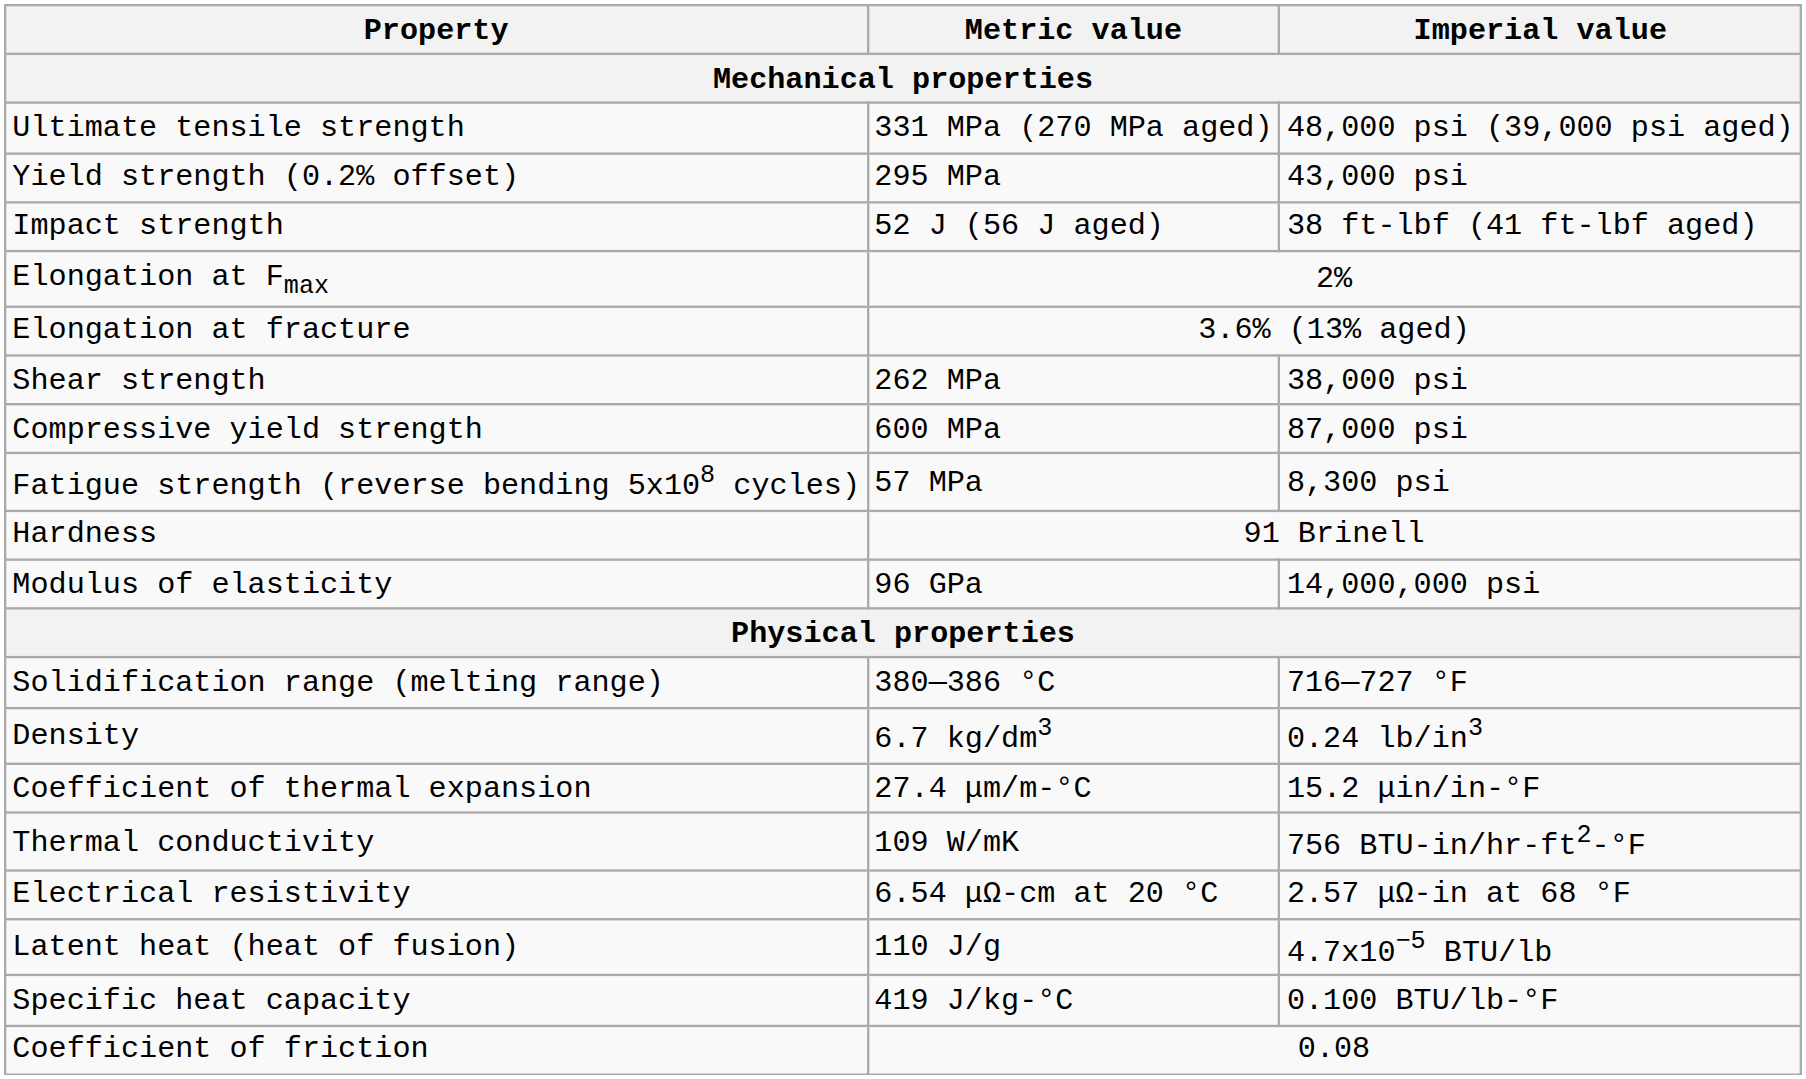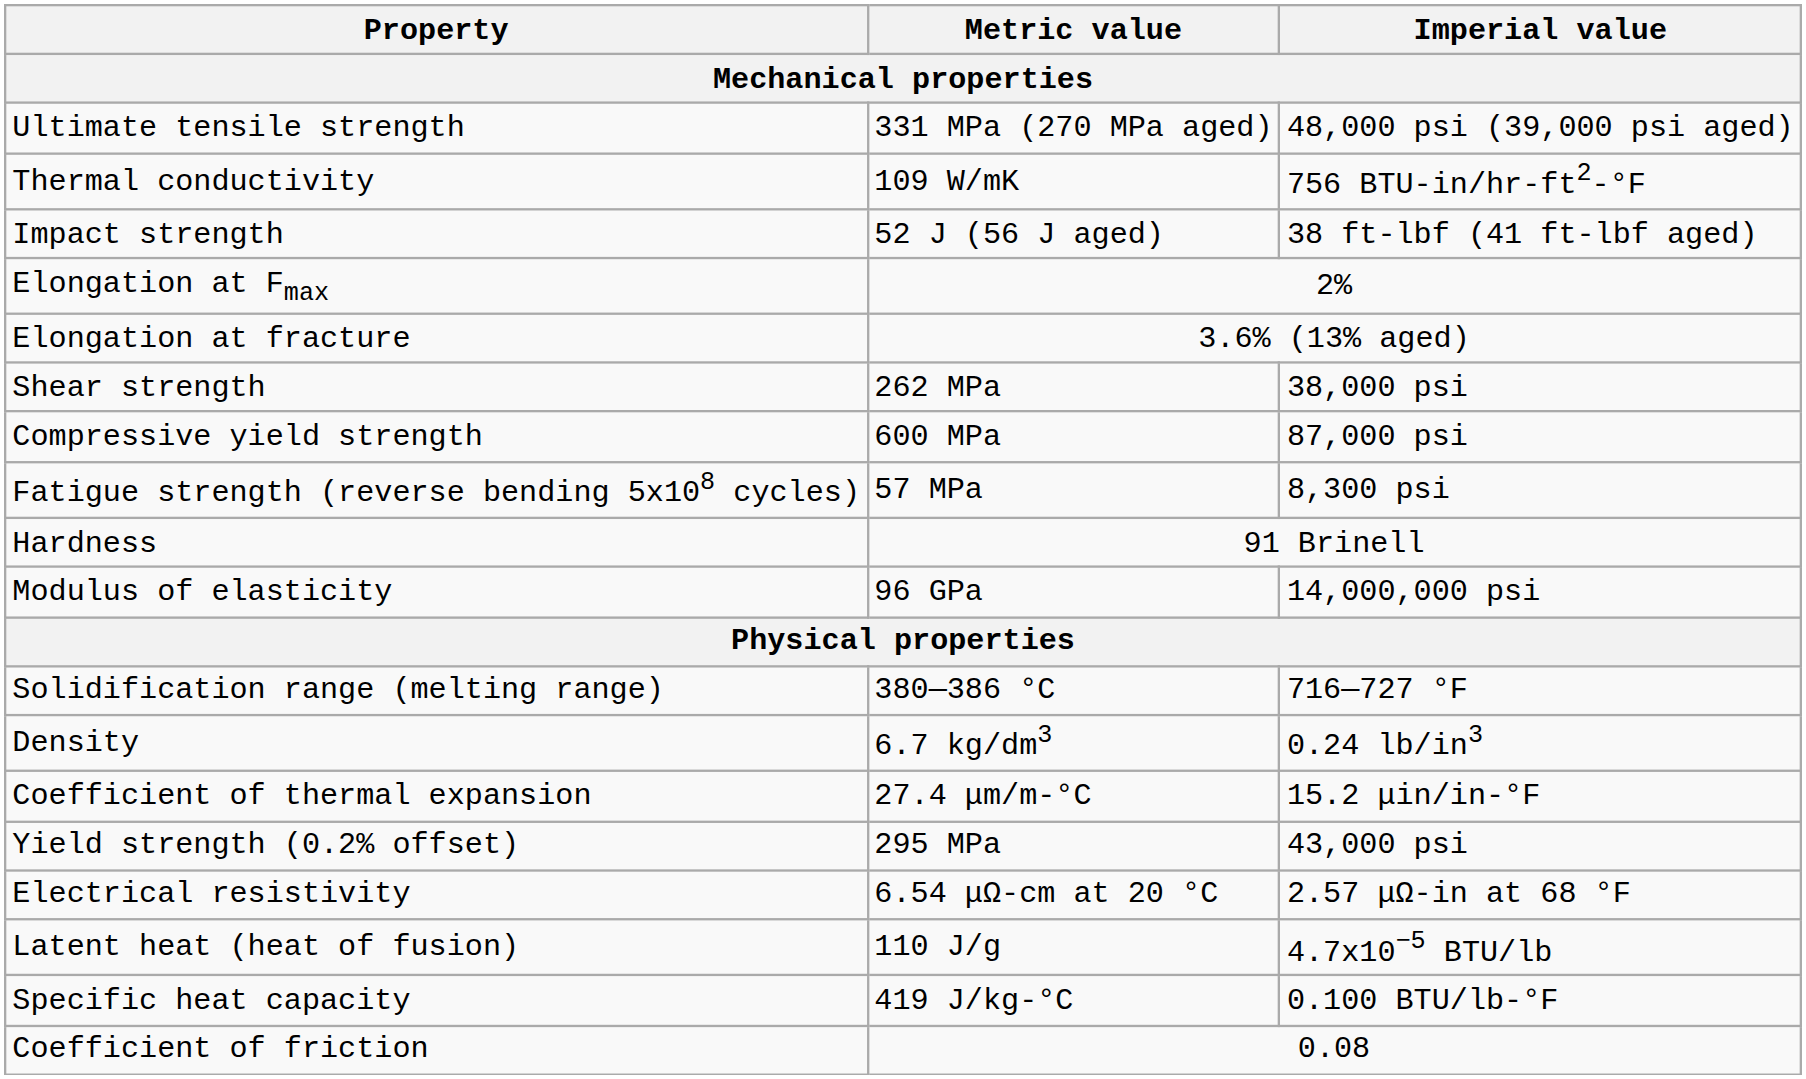rows swapped: (266, 177) <-> (193, 842)
